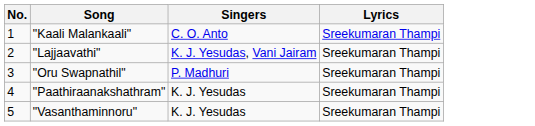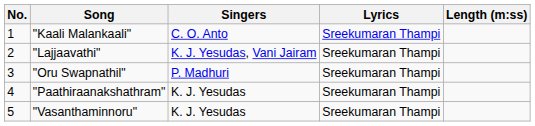+ column: (487, 14)
